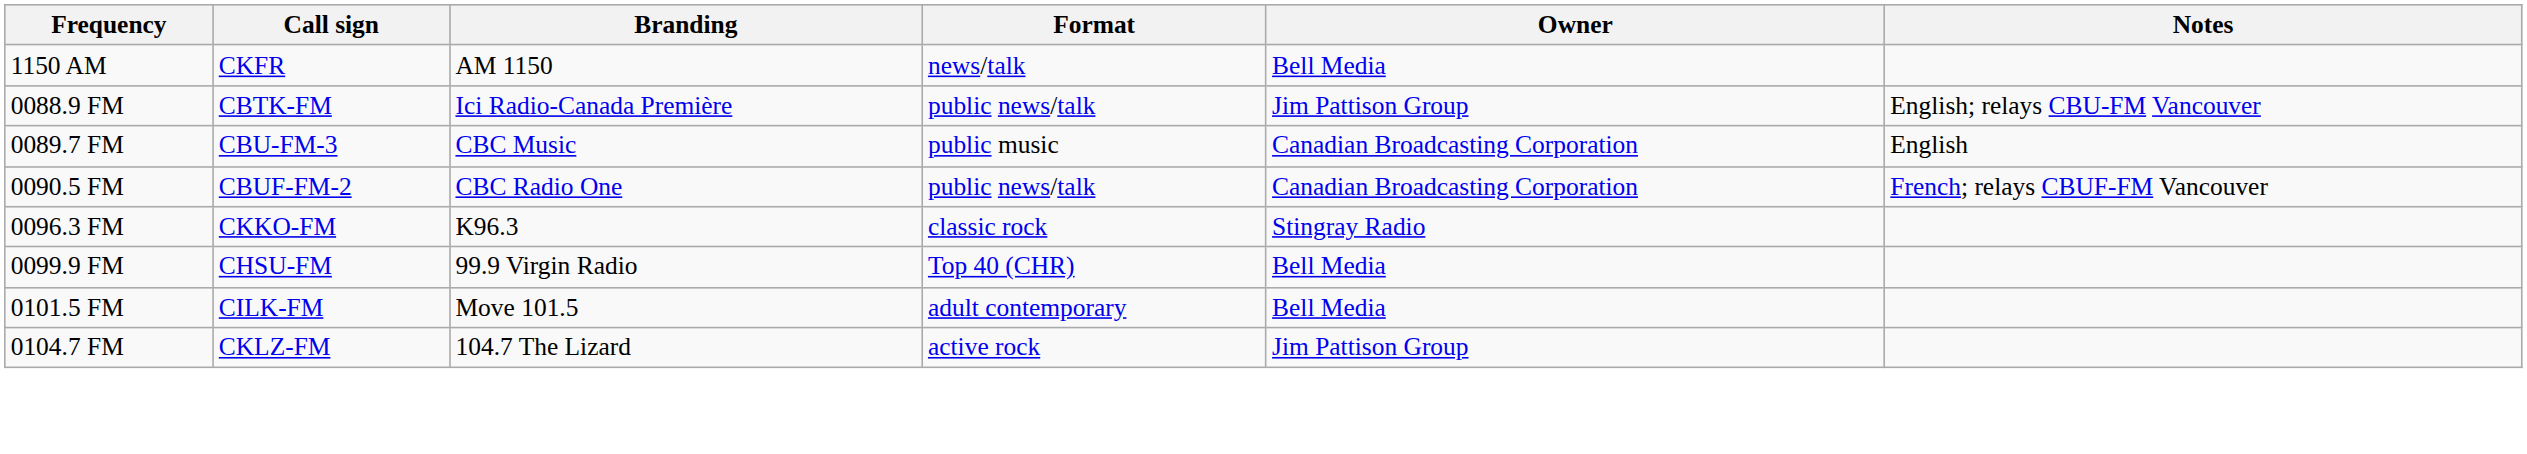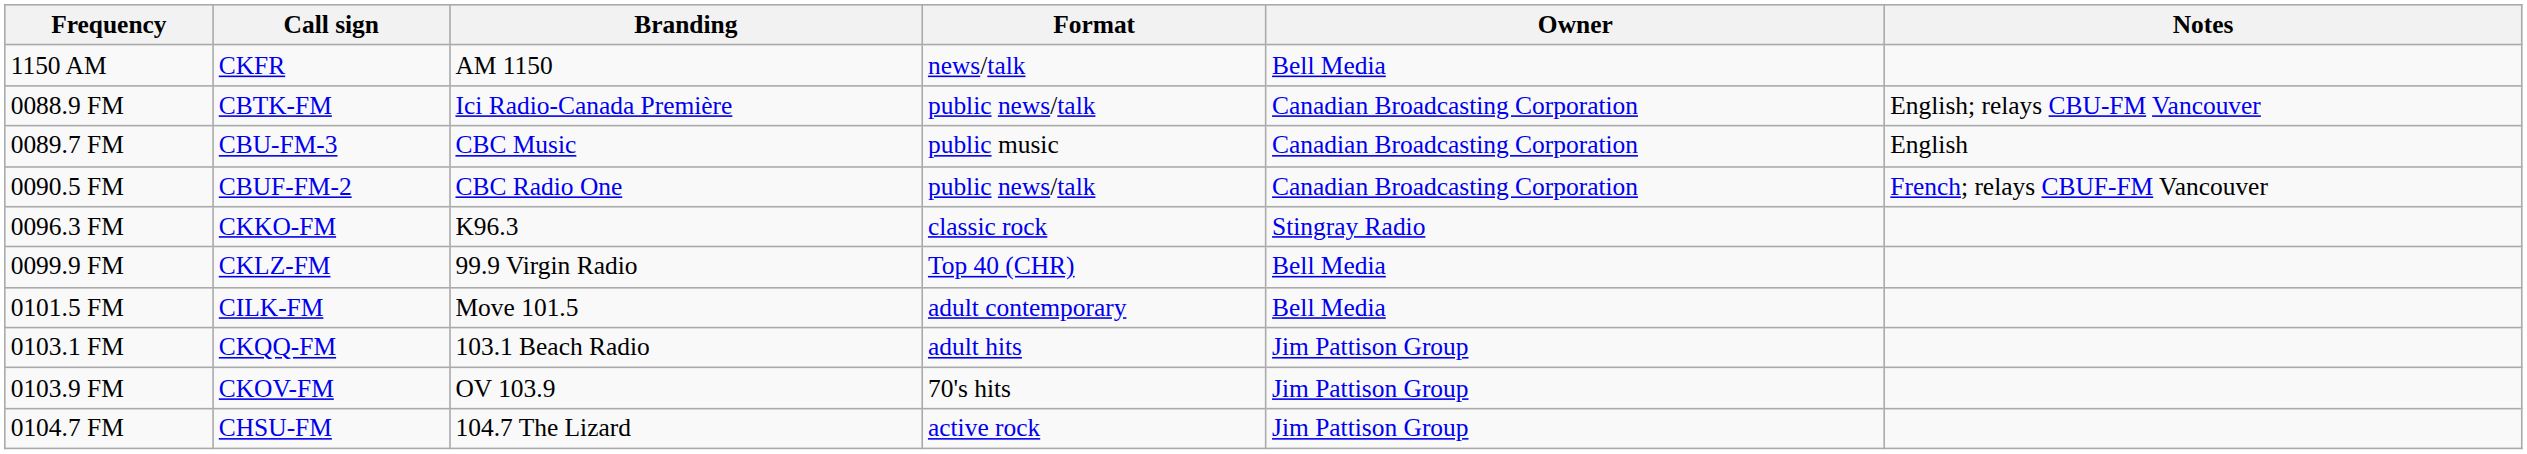(1370, 105) Jim Pattison Group -> (1455, 105) Canadian Broadcasting Corporation
(275, 266) CHSU-FM -> (275, 266) CKLZ-FM
+ row: (67, 347)
+ row: (67, 387)
(275, 347) CKLZ-FM -> (275, 428) CHSU-FM
